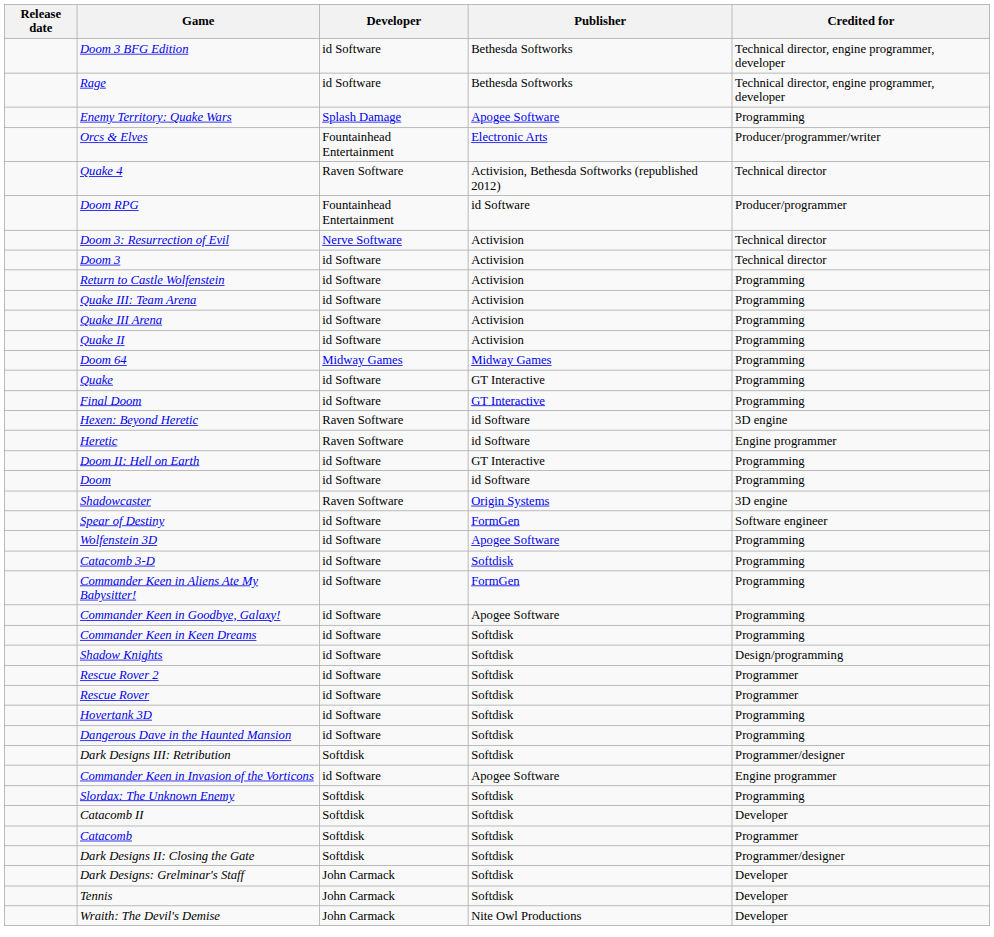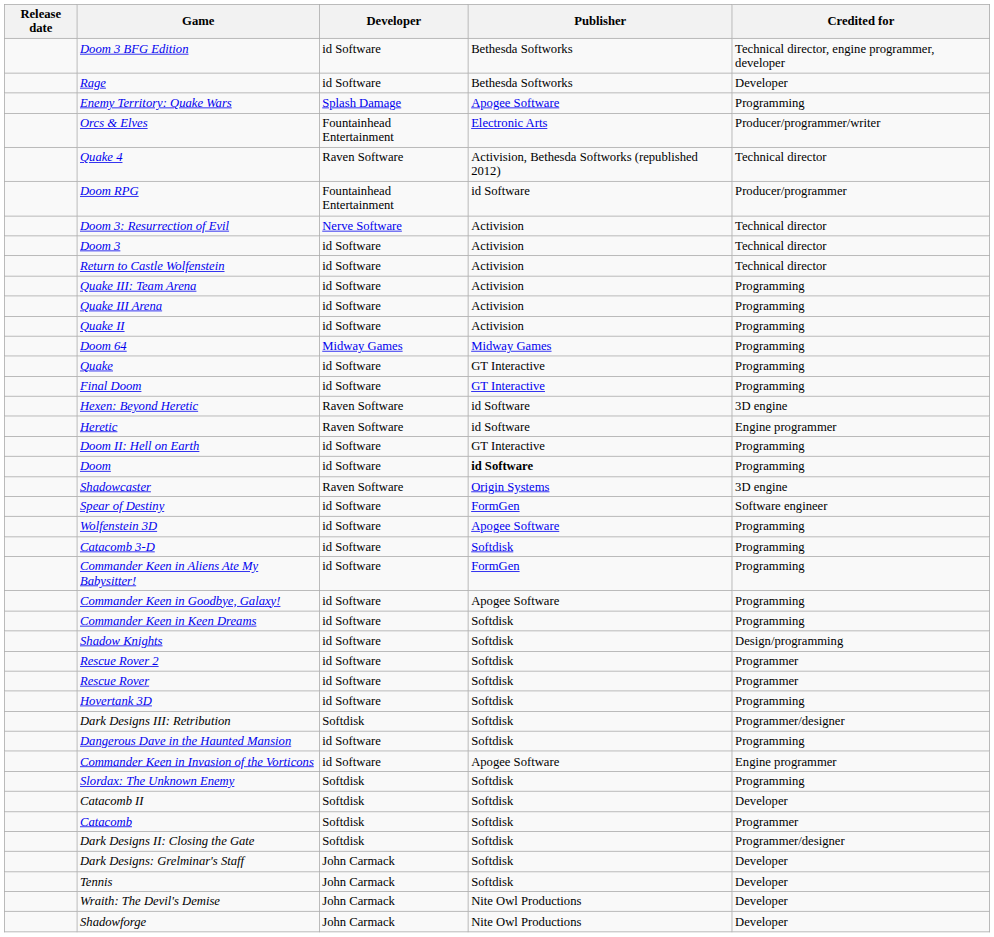(835, 90) Technical director, engine programmer, developer -> (761, 83) Developer
(770, 280) Programming -> (781, 266) Technical director
(500, 480) normal -> (502, 466) bold
rows swapped: (186, 735) <-> (155, 755)
+ row: (113, 921)
